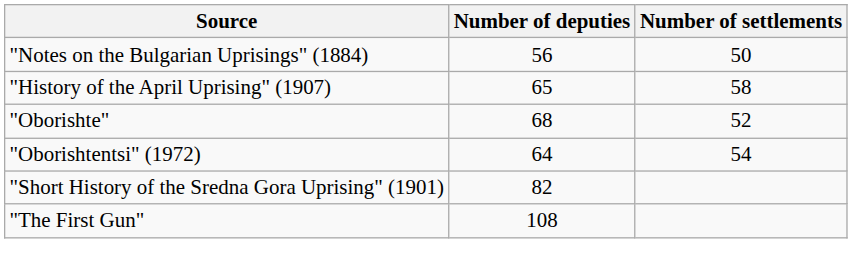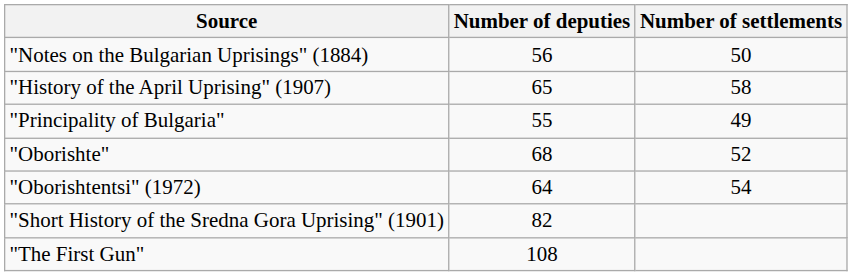+ row: (117, 120)
